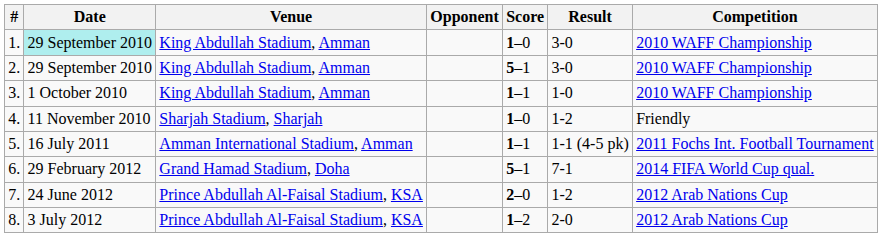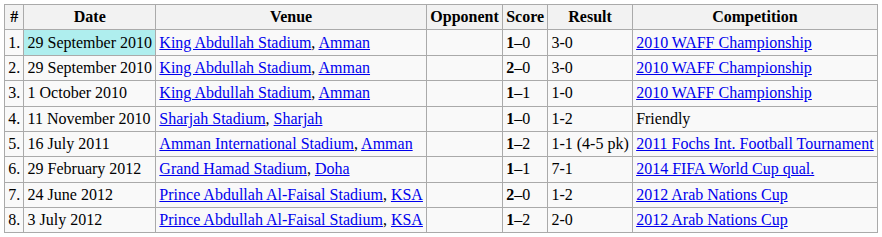(518, 67) 5–1 -> (518, 67) 2–0
(518, 144) 1–1 -> (518, 144) 1–2
(518, 169) 5–1 -> (518, 169) 1–1
